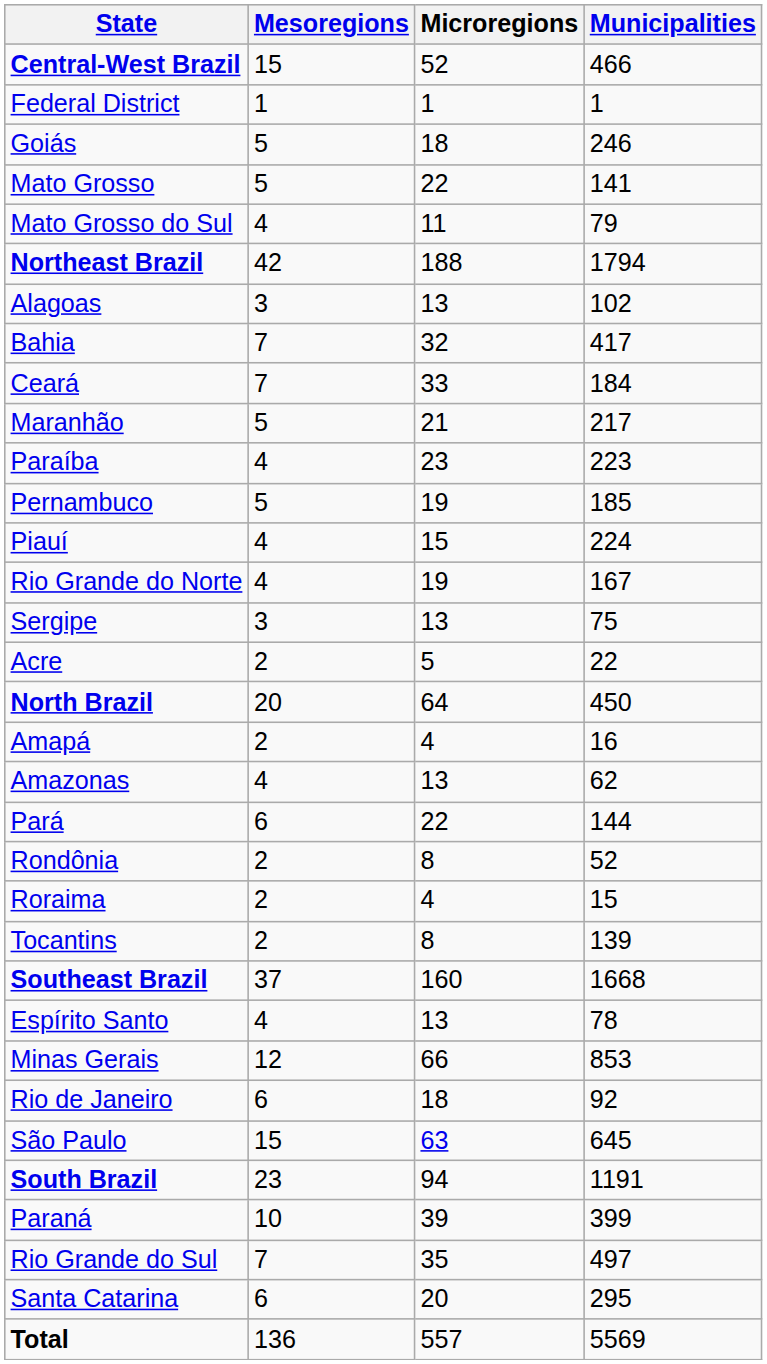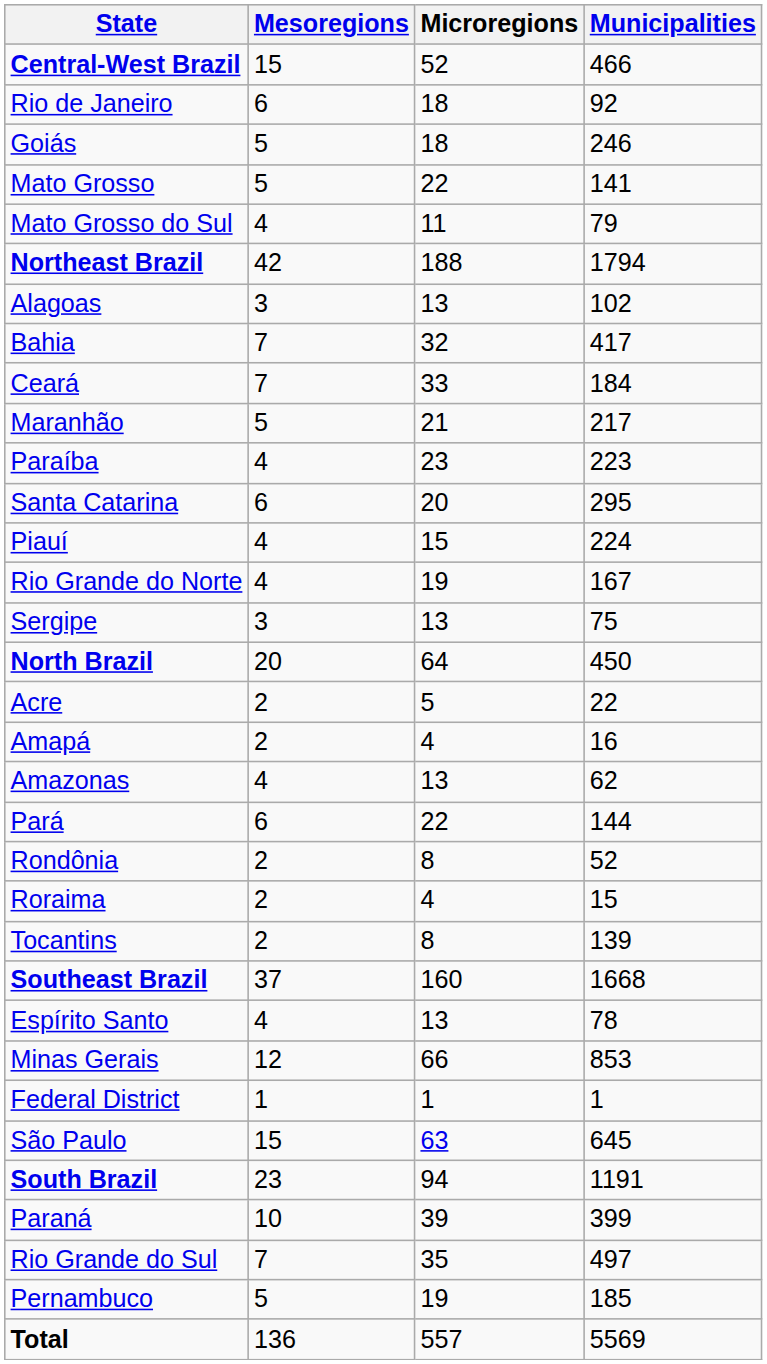rows swapped: (95, 104) <-> (92, 1100)
rows swapped: (82, 502) <-> (94, 1299)
rows swapped: (82, 701) <-> (36, 661)
